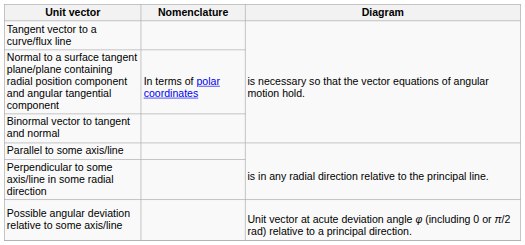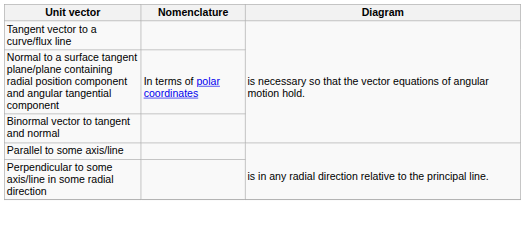- row: (68, 220)
